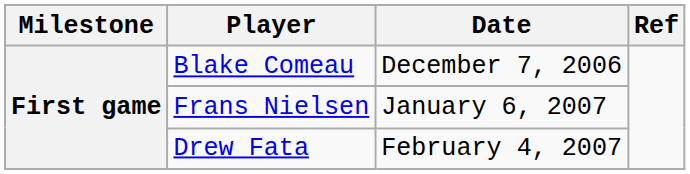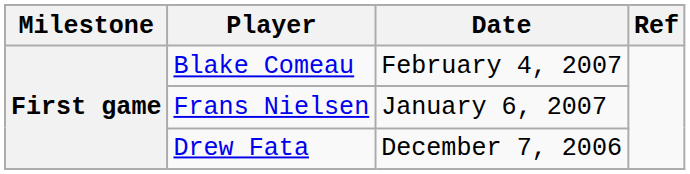(502, 66) December 7, 2006 -> (502, 66) February 4, 2007
(502, 148) February 4, 2007 -> (502, 148) December 7, 2006
